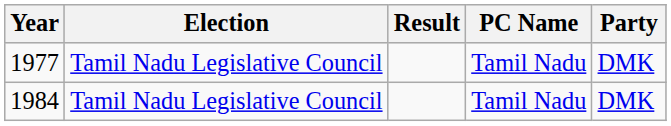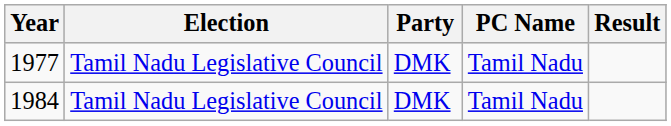columns swapped: (629, 23) <-> (427, 23)
